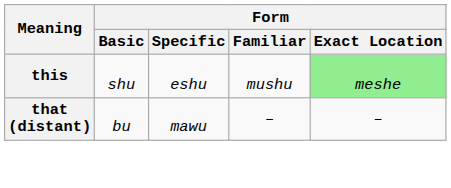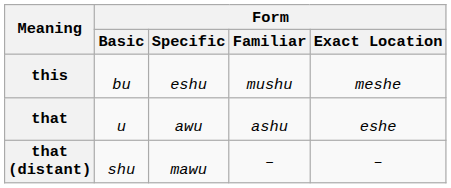(121, 85) shu -> (121, 85) bu
(378, 85) lightgreen background -> (378, 85) no background
+ row: (50, 119)
(121, 127) bu -> (121, 170) shu
